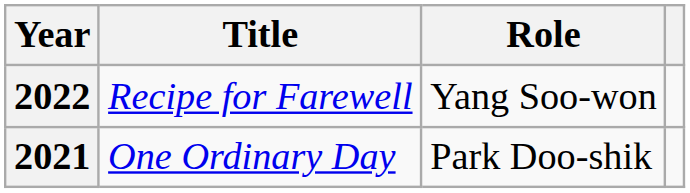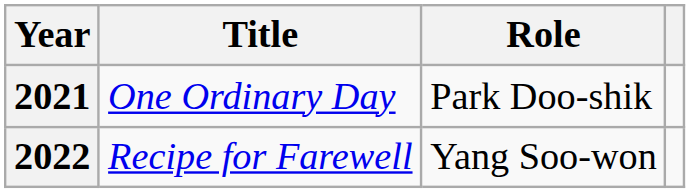rows swapped: (52, 156) <-> (52, 95)
